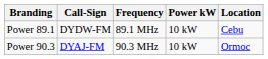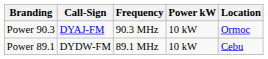rows swapped: (31, 29) <-> (31, 46)
